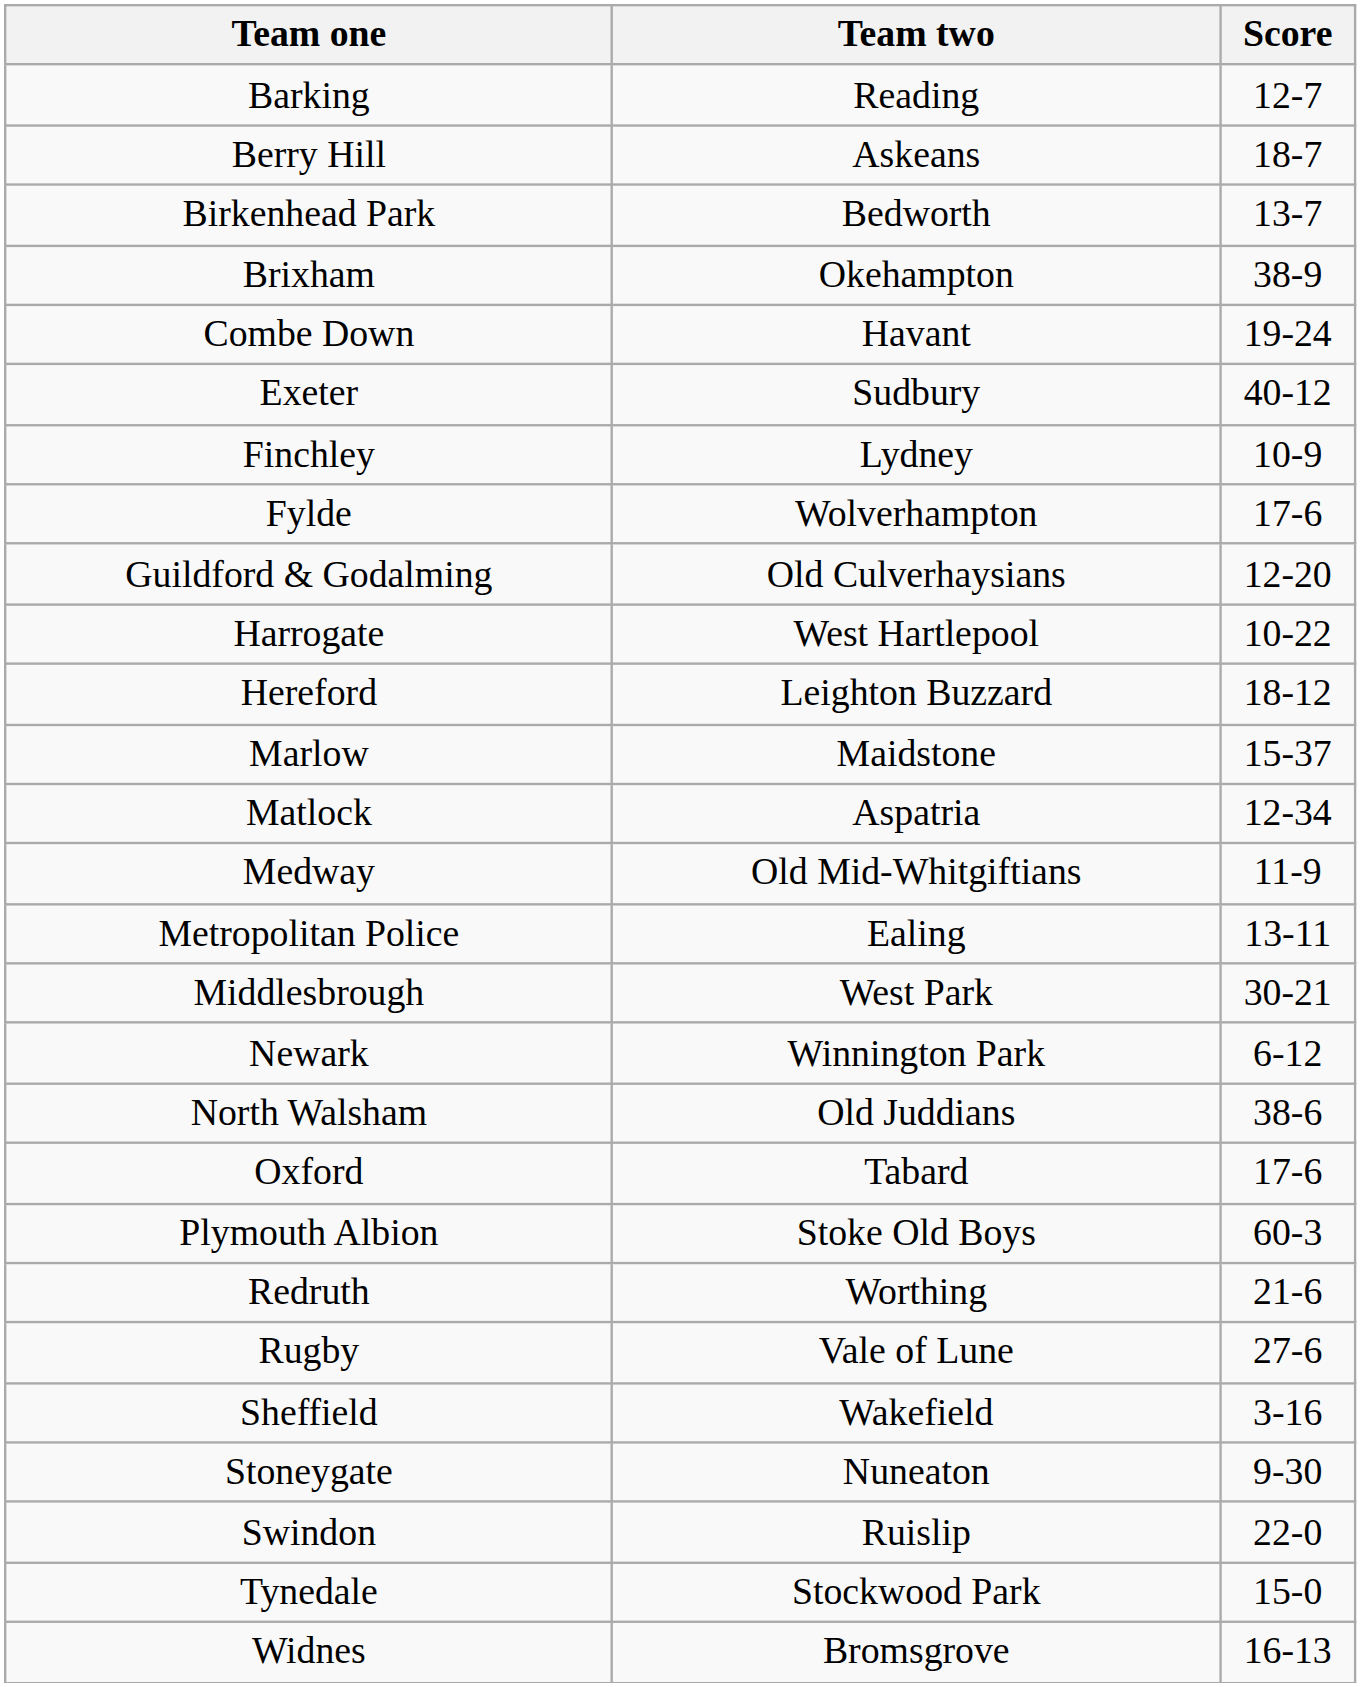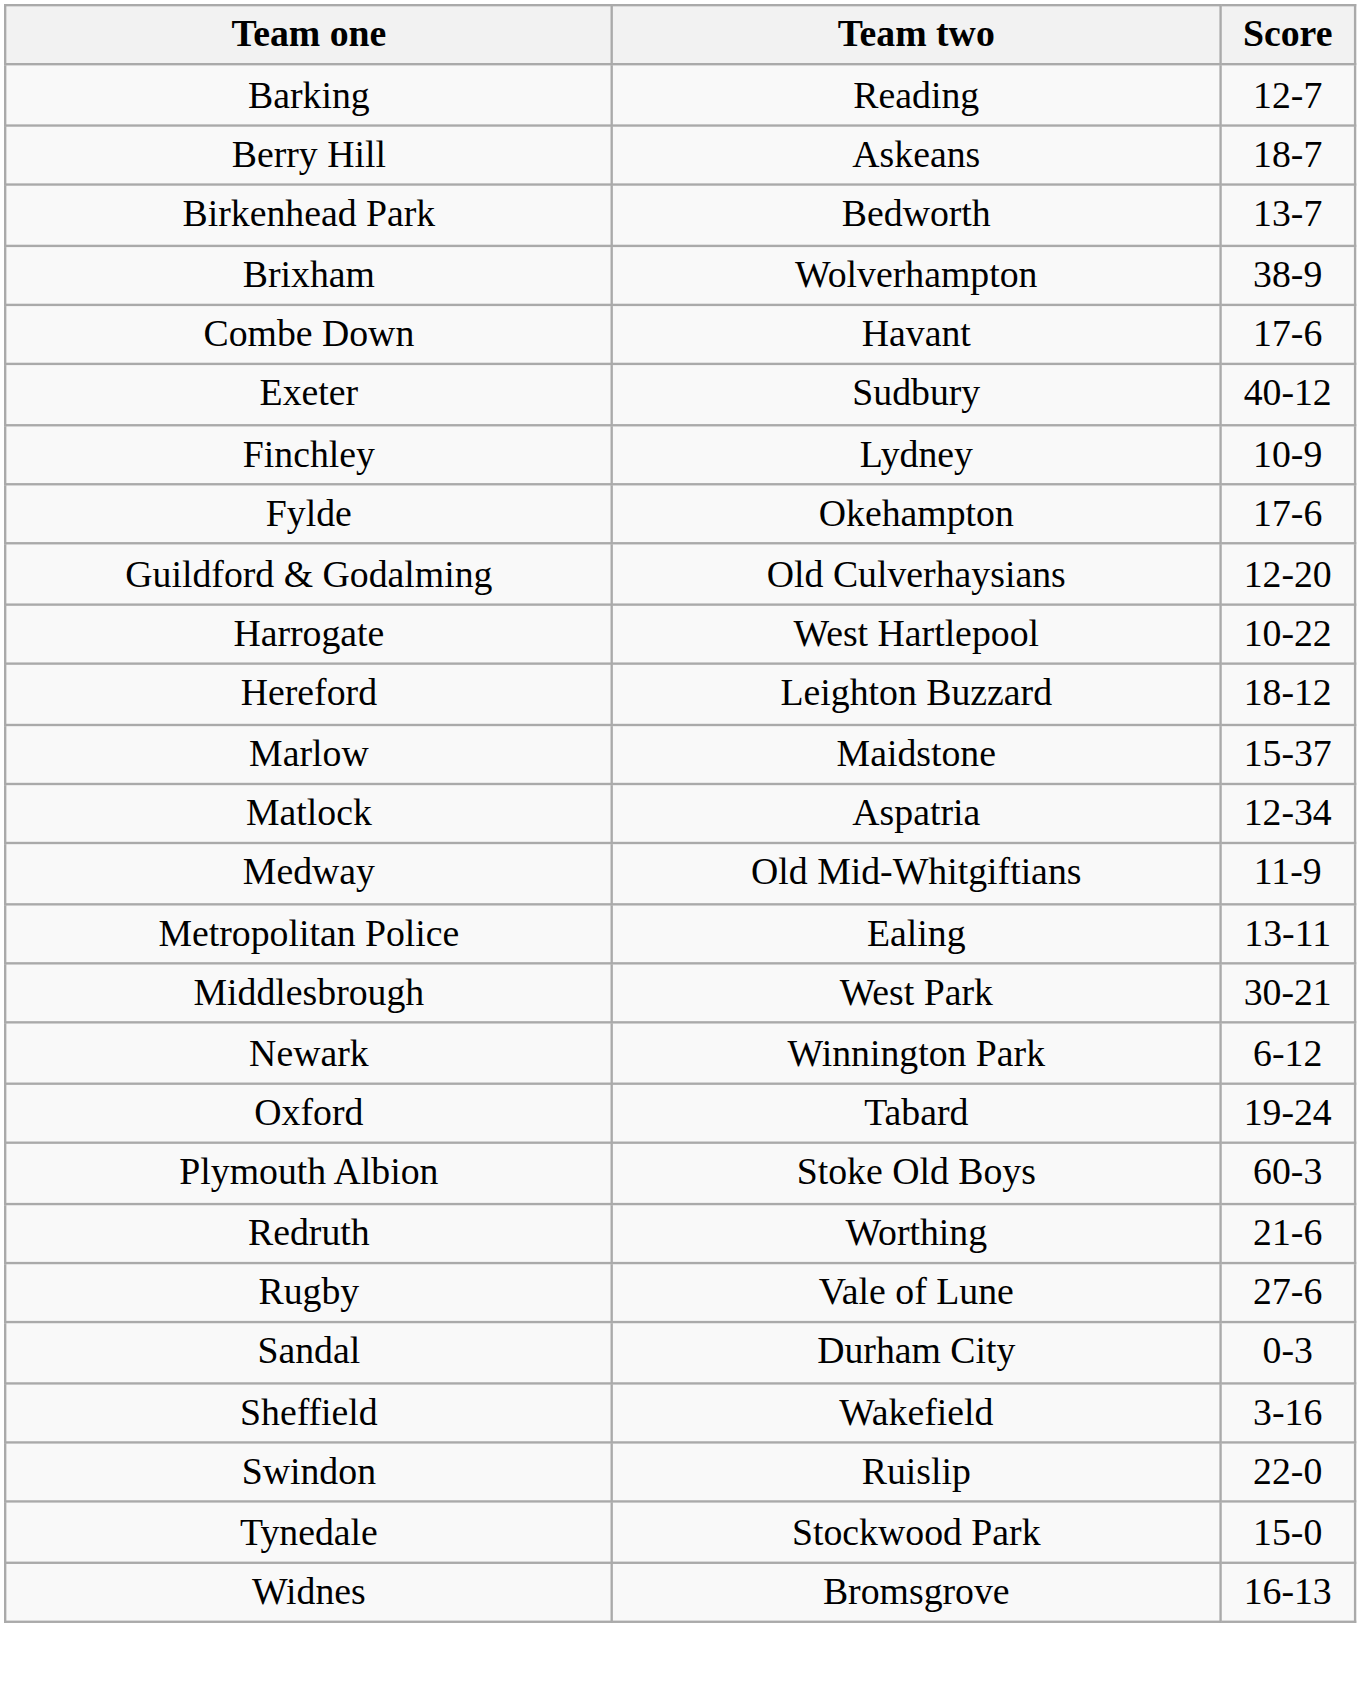(916, 273) Okehampton -> (916, 273) Wolverhampton
(1288, 333) 19-24 -> (1288, 333) 17-6
(916, 513) Wolverhampton -> (916, 513) Okehampton
- row: (309, 1112)
(1288, 1172) 17-6 -> (1288, 1112) 19-24
+ row: (309, 1351)
- row: (309, 1471)
